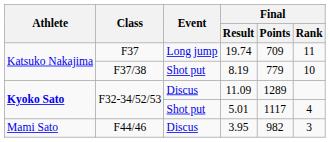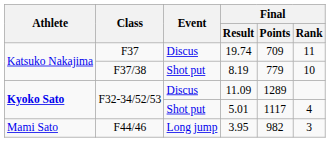(192, 52) Long jump -> (182, 52) Discus
(182, 128) Discus -> (192, 128) Long jump
